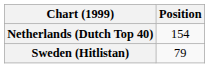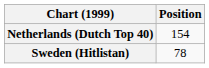(180, 53) 79 -> (180, 53) 78
